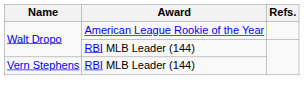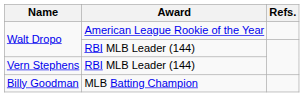+ row: (43, 83)
